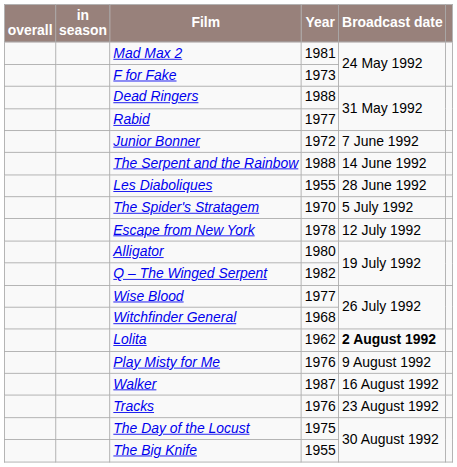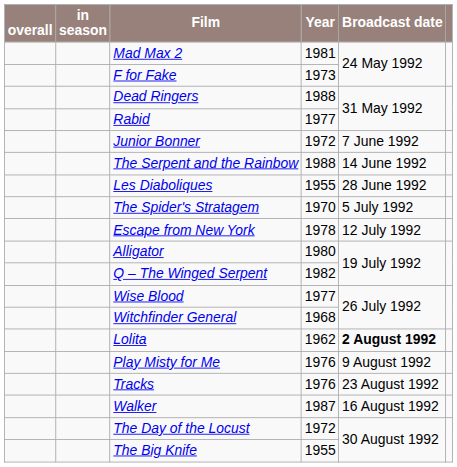rows swapped: (135, 384) <-> (134, 406)
(320, 428) 1975 -> (320, 428) 1972
